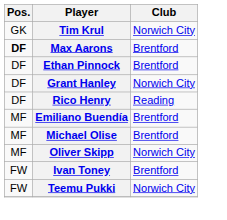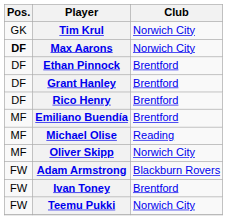(156, 48) Brentford -> (164, 48) Norwich City
(164, 83) Norwich City -> (156, 83) Brentford
(154, 100) Reading -> (156, 100) Brentford
(156, 135) Brentford -> (154, 135) Reading
+ row: (82, 170)
